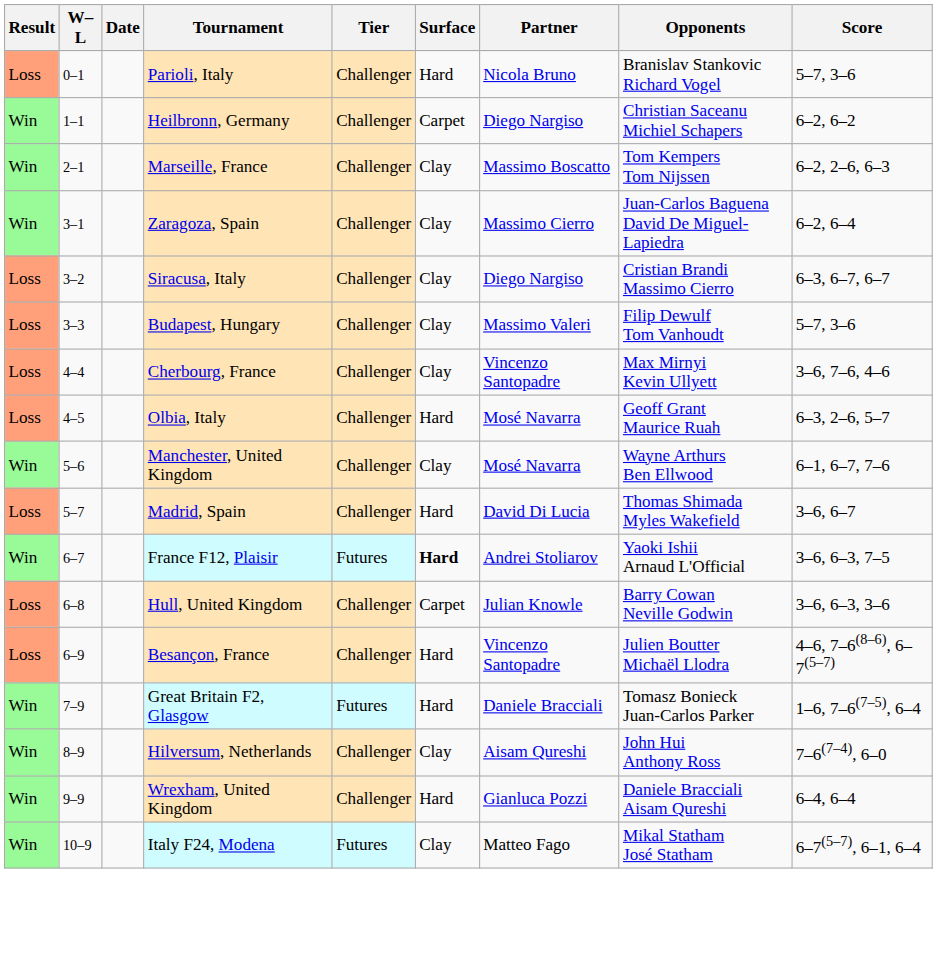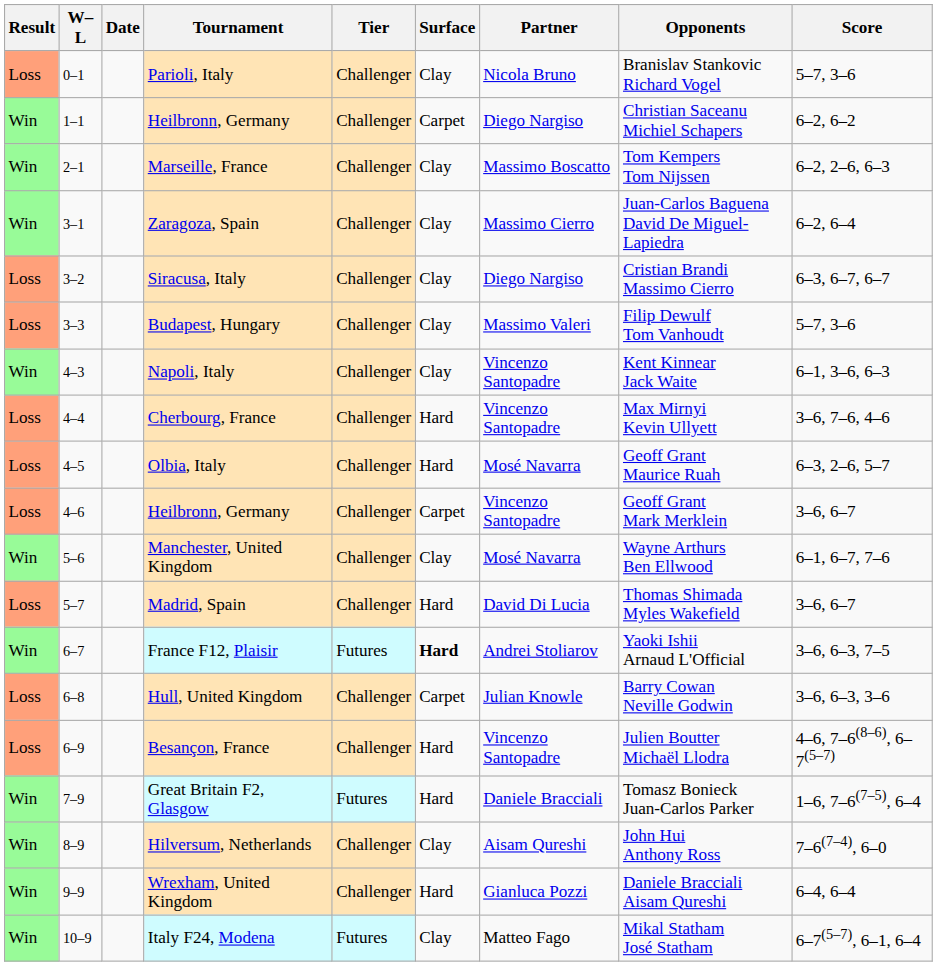(436, 74) Hard -> (435, 74) Clay
+ row: (74, 372)
(435, 371) Clay -> (436, 418) Hard
+ row: (74, 512)
